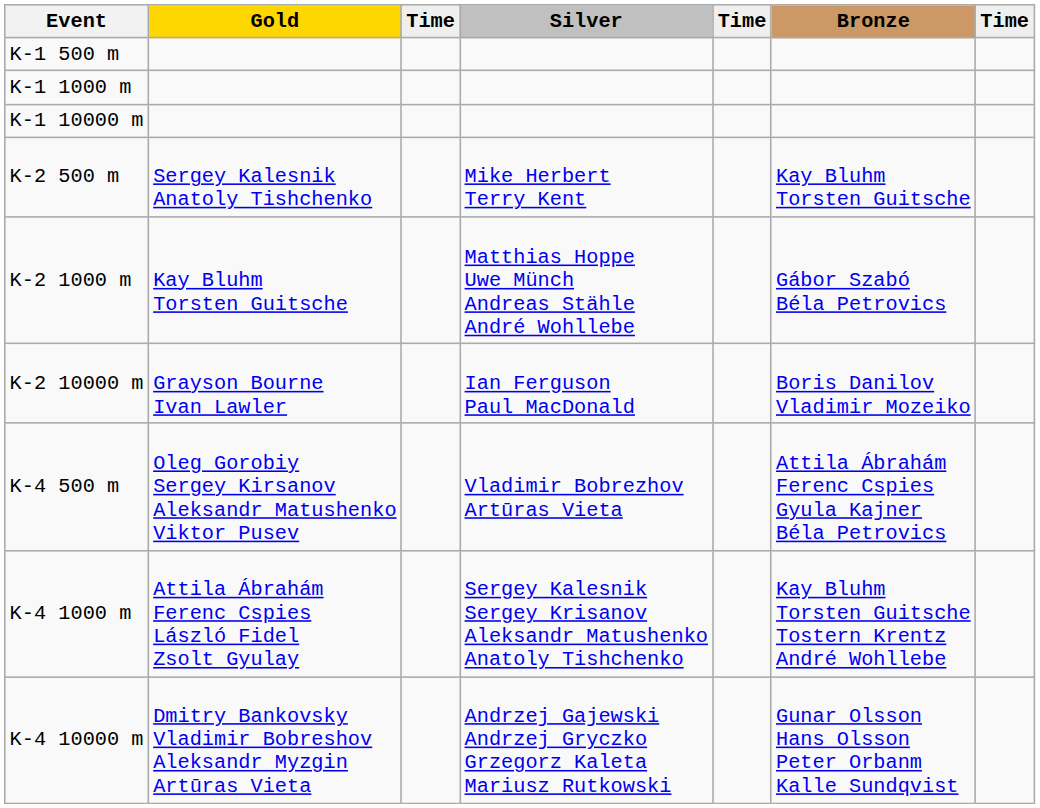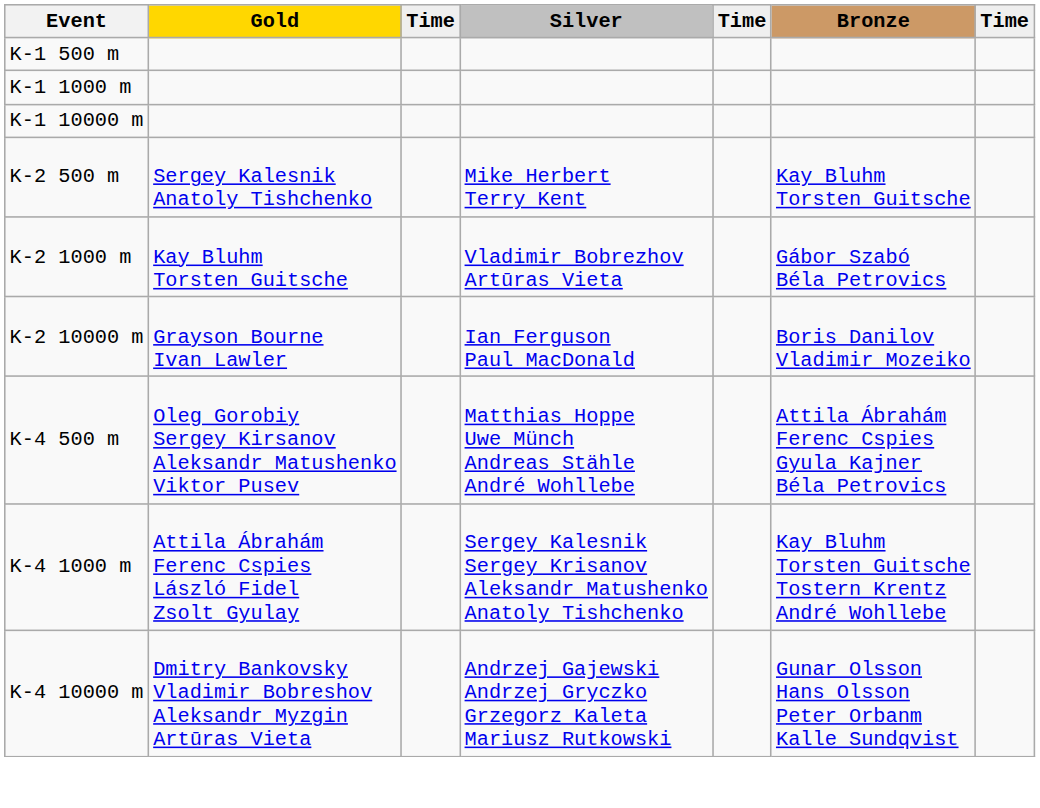(550, 292) Matthias Hoppe Uwe Münch Andreas Stähle André Wohllebe -> (574, 268) Vladimir Bobrezhov Artūras Vieta
(574, 498) Vladimir Bobrezhov Artūras Vieta -> (550, 452) Matthias Hoppe Uwe Münch Andreas Stähle André Wohllebe
